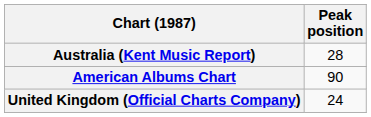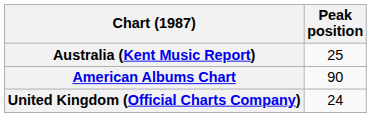(335, 54) 28 -> (335, 54) 25
